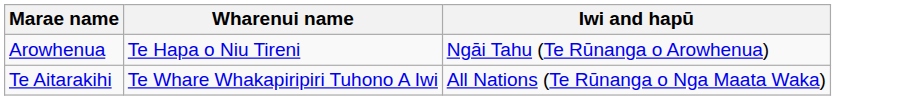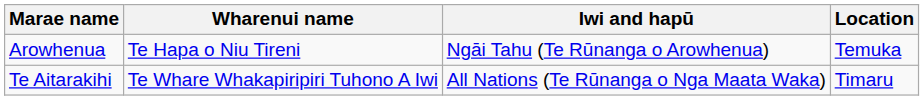+ column: (874, 19)
